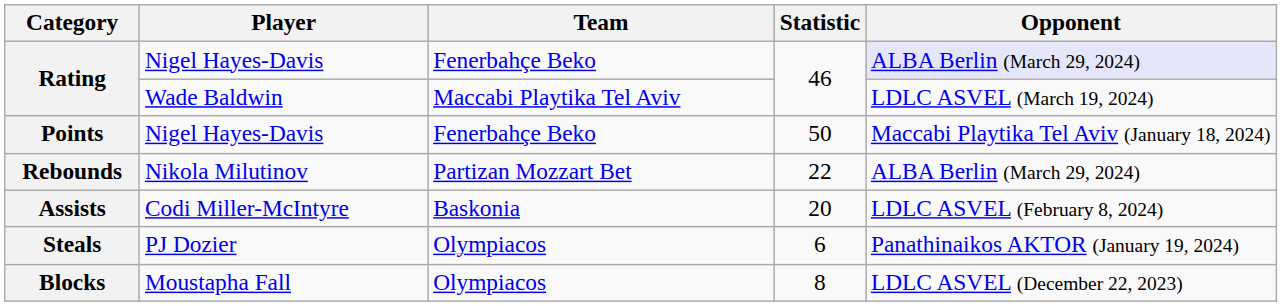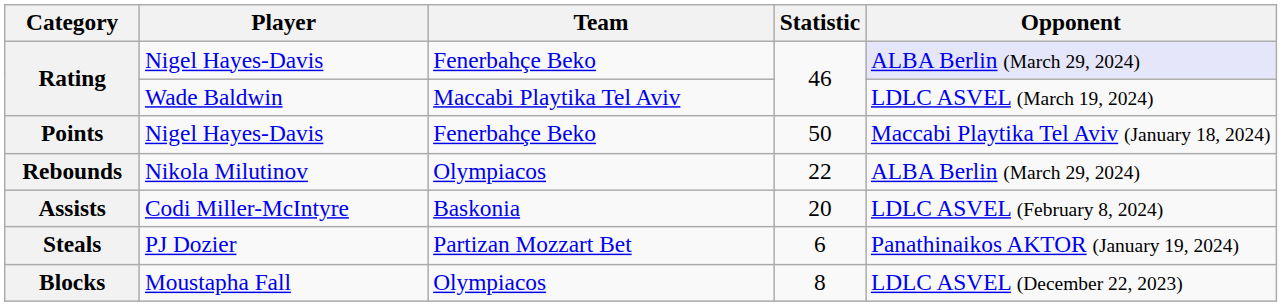(532, 171) Partizan Mozzart Bet -> (490, 171) Olympiacos
(490, 245) Olympiacos -> (532, 245) Partizan Mozzart Bet
